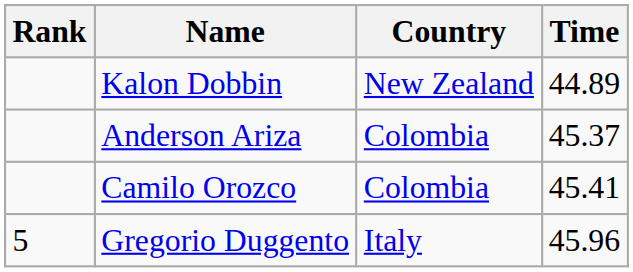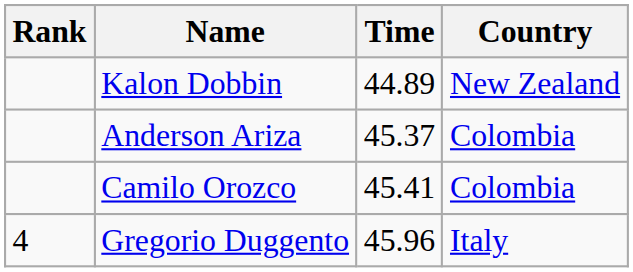columns swapped: (449, 30) <-> (584, 30)
(20, 240) 5 -> (20, 240) 4
